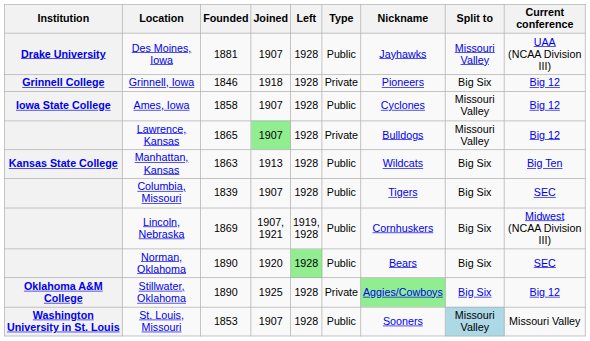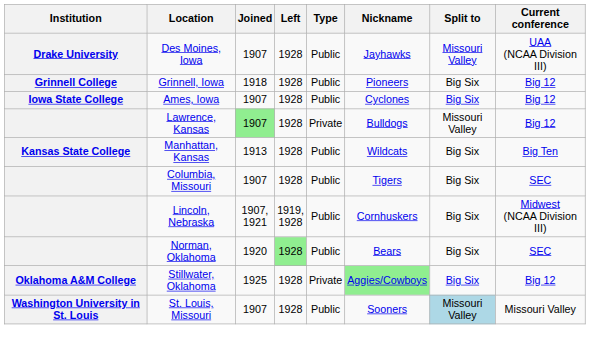- column: (226, 19)
(341, 83) Private -> (326, 83) Public
(475, 106) Missouri Valley -> (462, 100) Big Six
